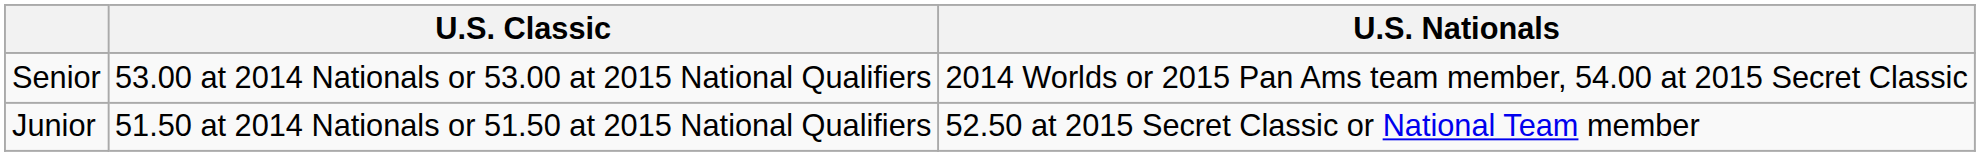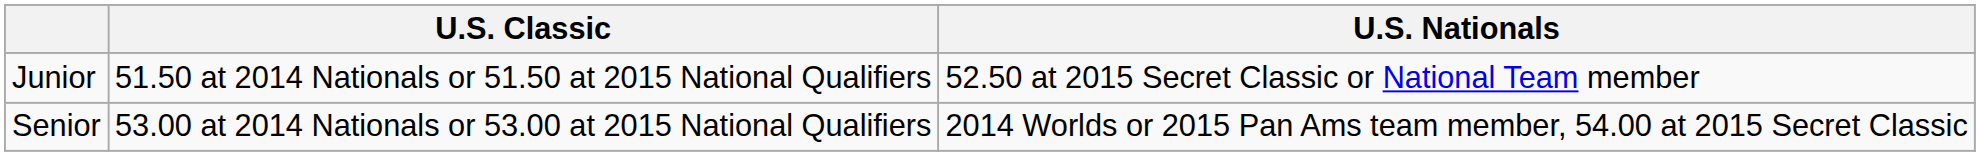rows swapped: (54, 126) <-> (56, 77)
